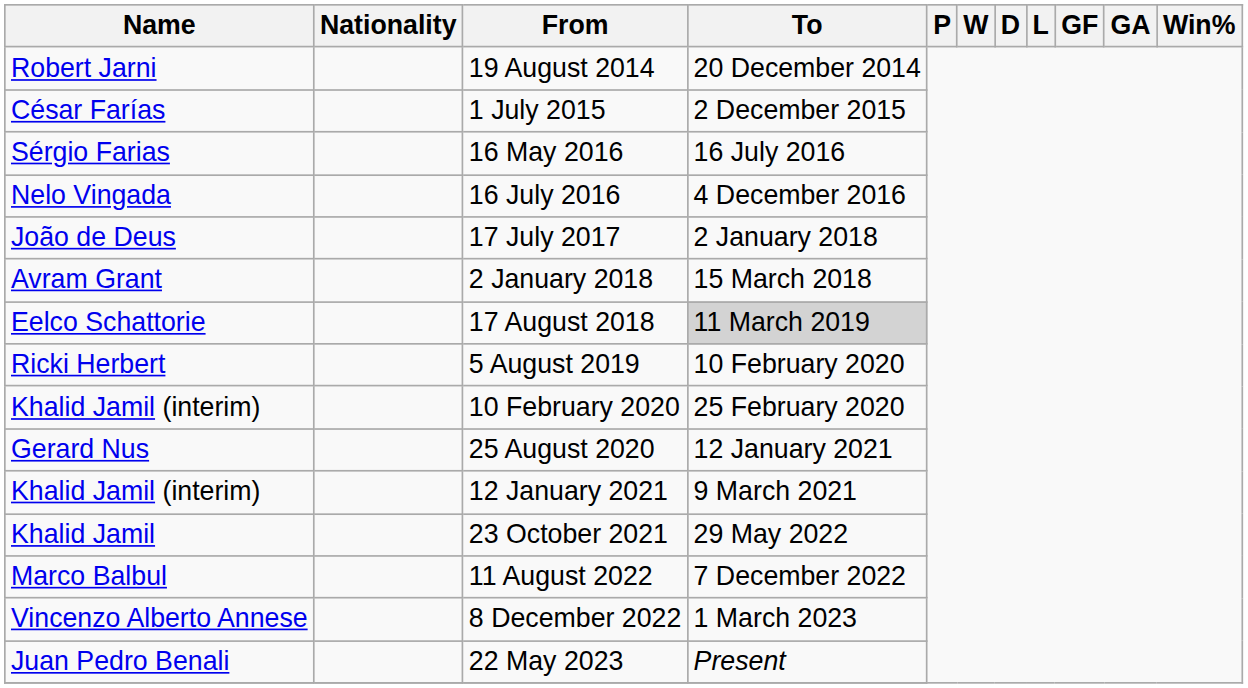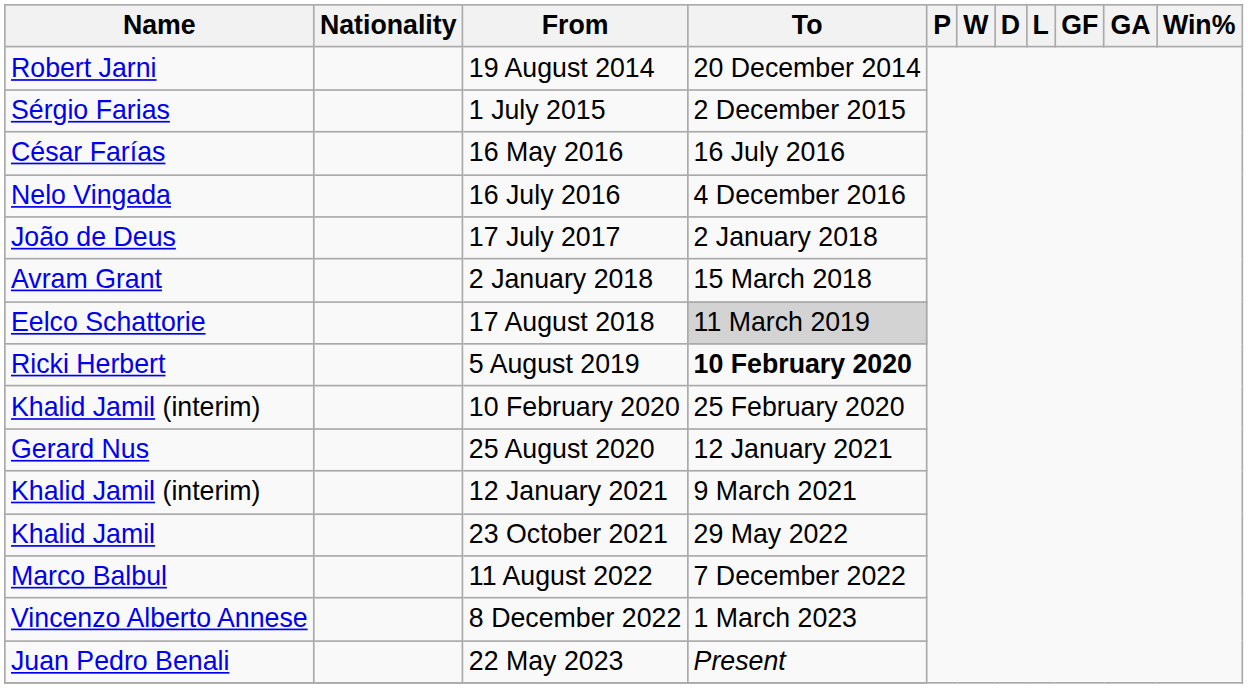(88, 110) César Farías -> (90, 110) Sérgio Farias
(90, 152) Sérgio Farias -> (88, 152) César Farías
(799, 364) normal -> (803, 364) bold
